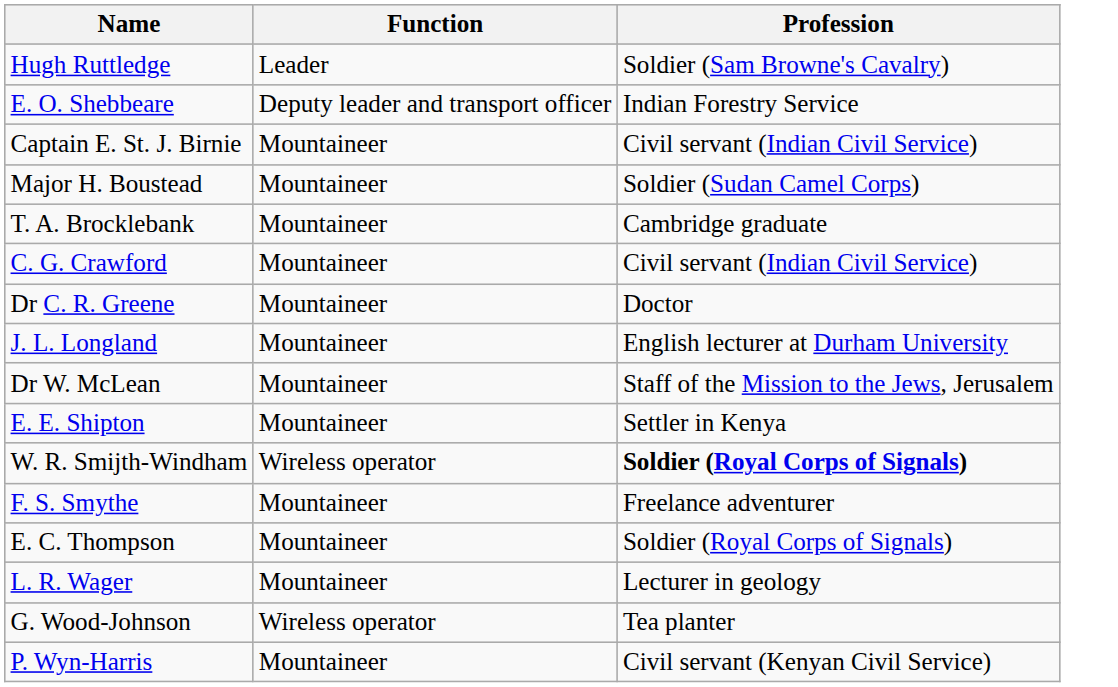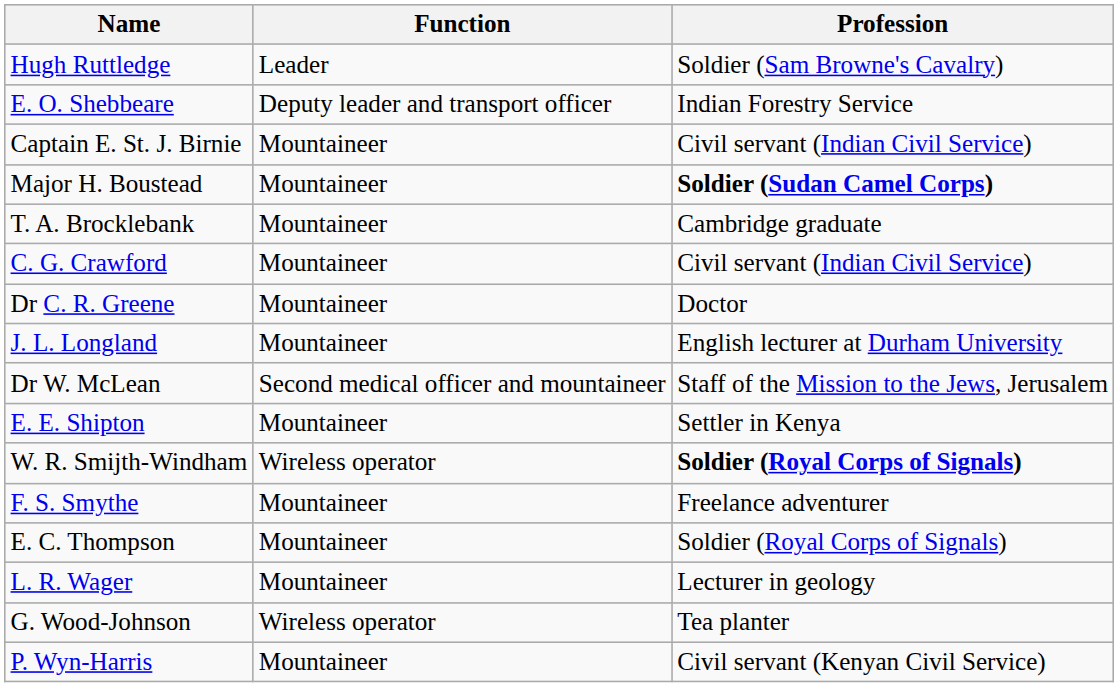(771, 183) normal -> (835, 183) bold
(323, 382) Mountaineer -> (462, 382) Second medical officer and mountaineer
